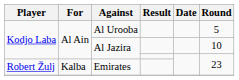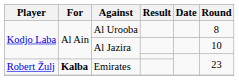(216, 29) 5 -> (216, 29) 8
(73, 67) normal -> (74, 67) bold
